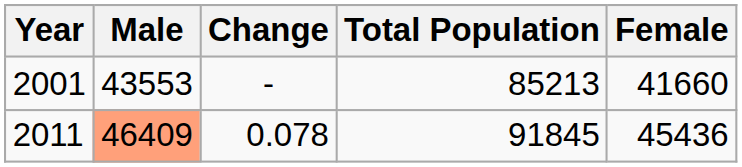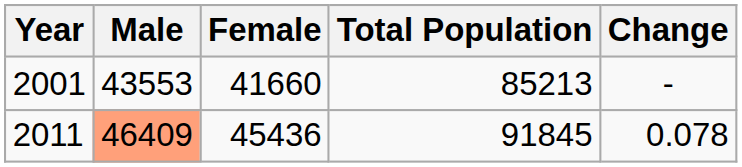columns swapped: (672, 30) <-> (268, 30)
